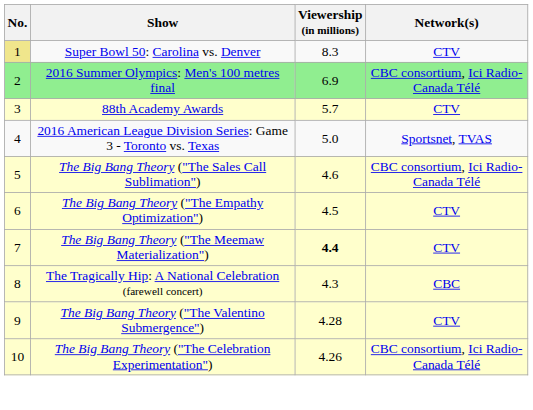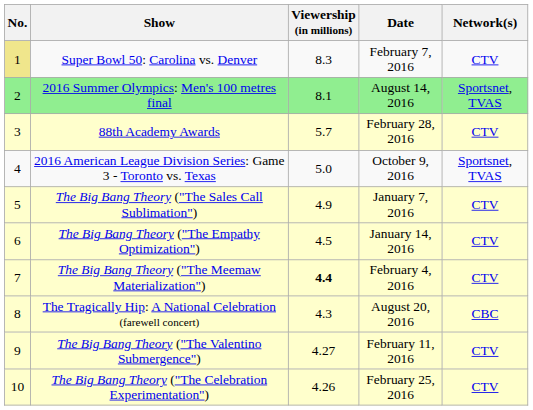+ column: (401, 22)
(330, 80) 6.9 -> (324, 95) 8.1
(447, 80) CBC consortium, Ici Radio-Canada Télé -> (485, 95) Sportsnet, TVAS
(330, 174) 4.6 -> (324, 204) 4.9
(447, 174) CBC consortium, Ici Radio-Canada Télé -> (485, 204) CTV
(330, 320) 4.28 -> (324, 350) 4.27
(447, 356) CBC consortium, Ici Radio-Canada Télé -> (485, 387) CTV
